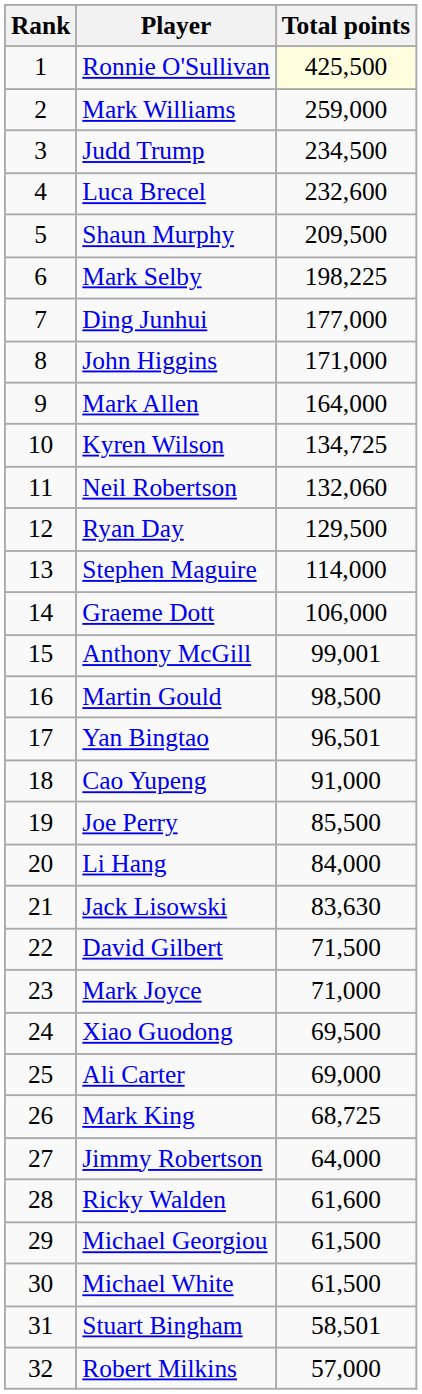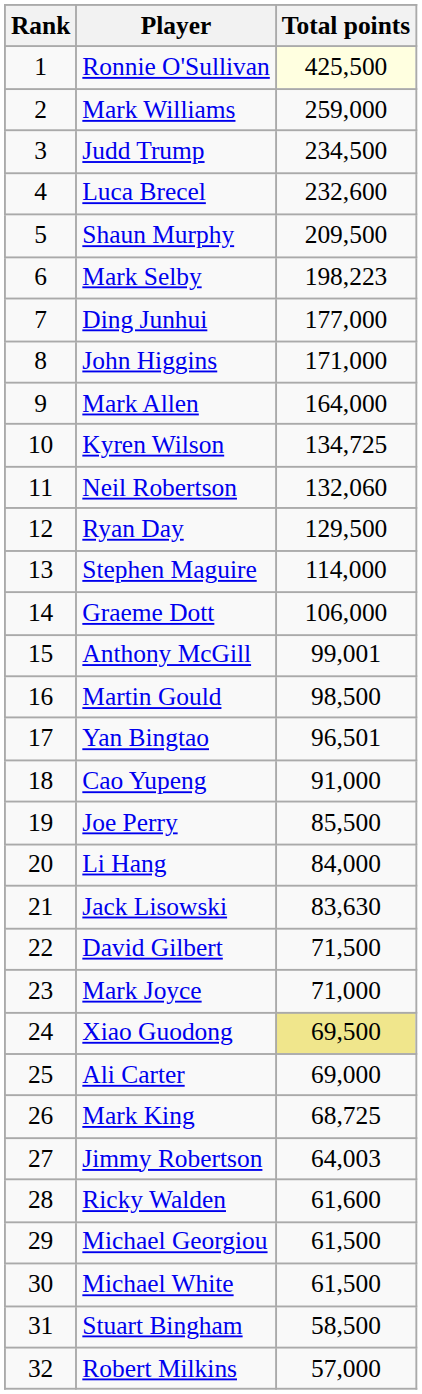(346, 276) 198,225 -> (346, 276) 198,223
(346, 1032) no background -> (346, 1032) khaki background
(346, 1157) 64,000 -> (346, 1157) 64,003
(346, 1325) 58,501 -> (346, 1325) 58,500
